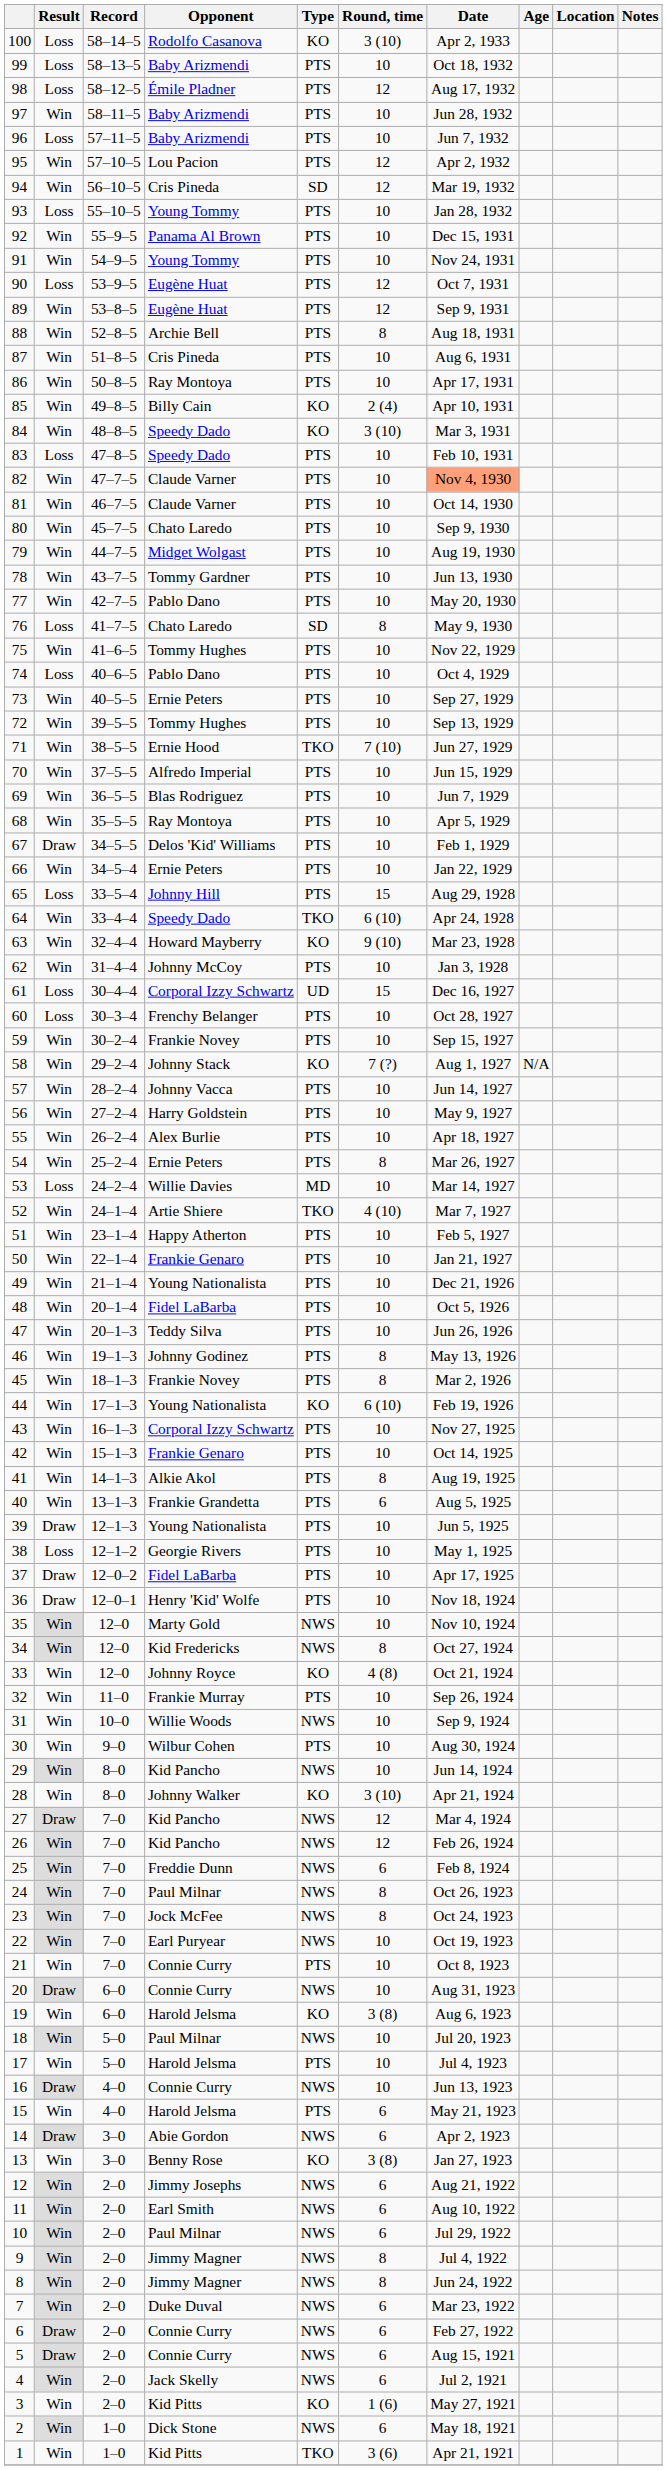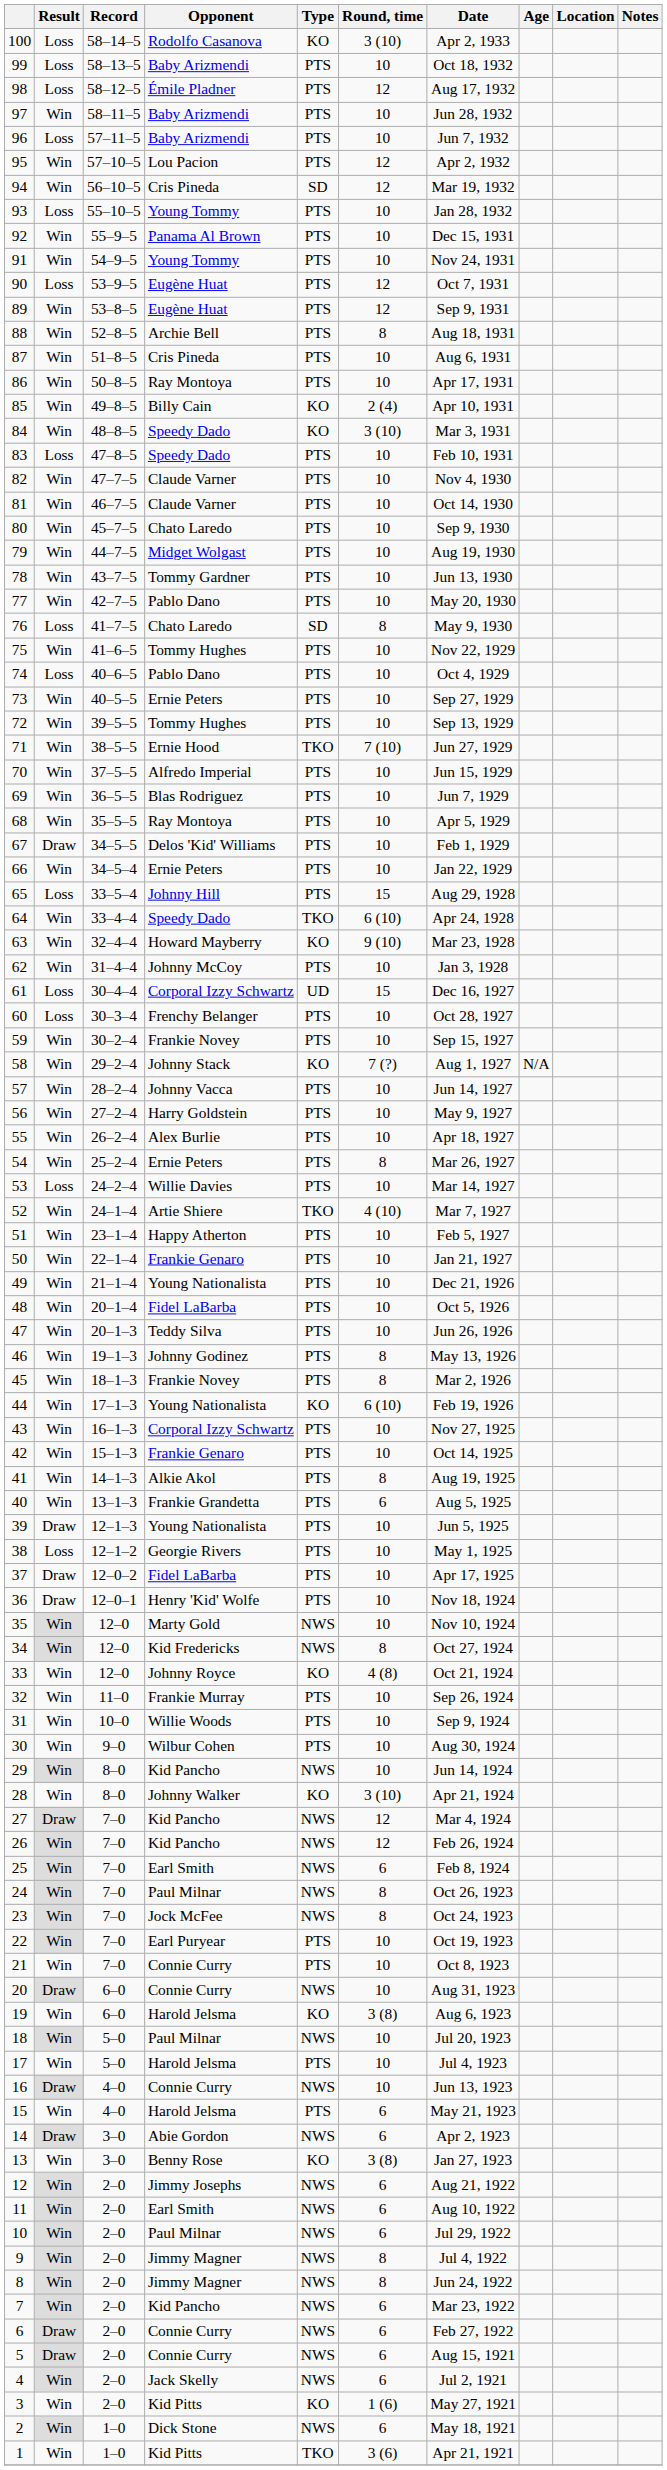(473, 479) lightsalmon background -> (473, 479) no background
(318, 1185) MD -> (318, 1185) PTS
(318, 1721) NWS -> (318, 1721) PTS
(190, 1868) Freddie Dunn -> (181, 1868) Earl Smith
(318, 1941) NWS -> (318, 1941) PTS
(185, 2306) Duke Duval -> (184, 2306) Kid Pancho
